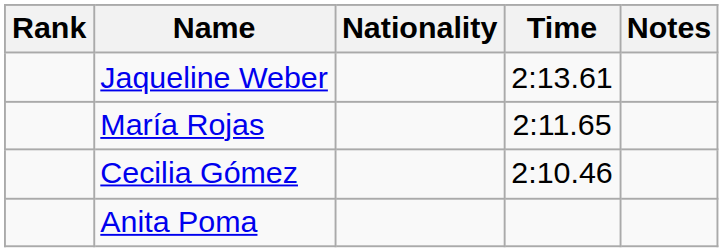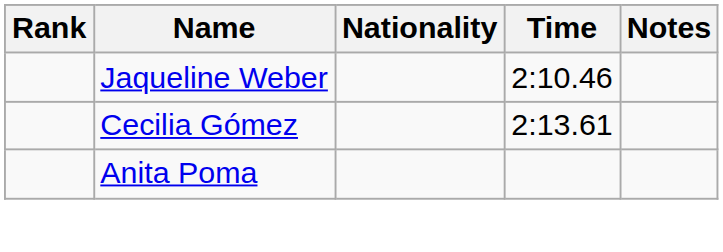(562, 76) 2:13.61 -> (562, 76) 2:10.46
- row: (182, 125)
(562, 173) 2:10.46 -> (562, 125) 2:13.61
